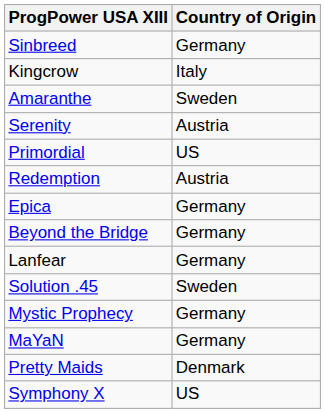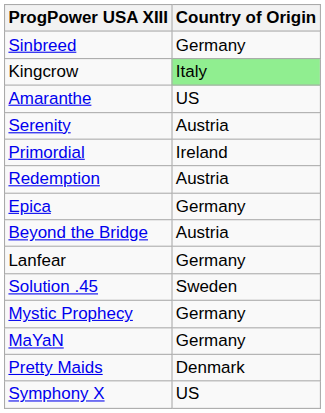(191, 71) no background -> (191, 71) lightgreen background
(206, 98) Sweden -> (188, 98) US
(188, 152) US -> (202, 152) Ireland
(211, 233) Germany -> (202, 233) Austria
